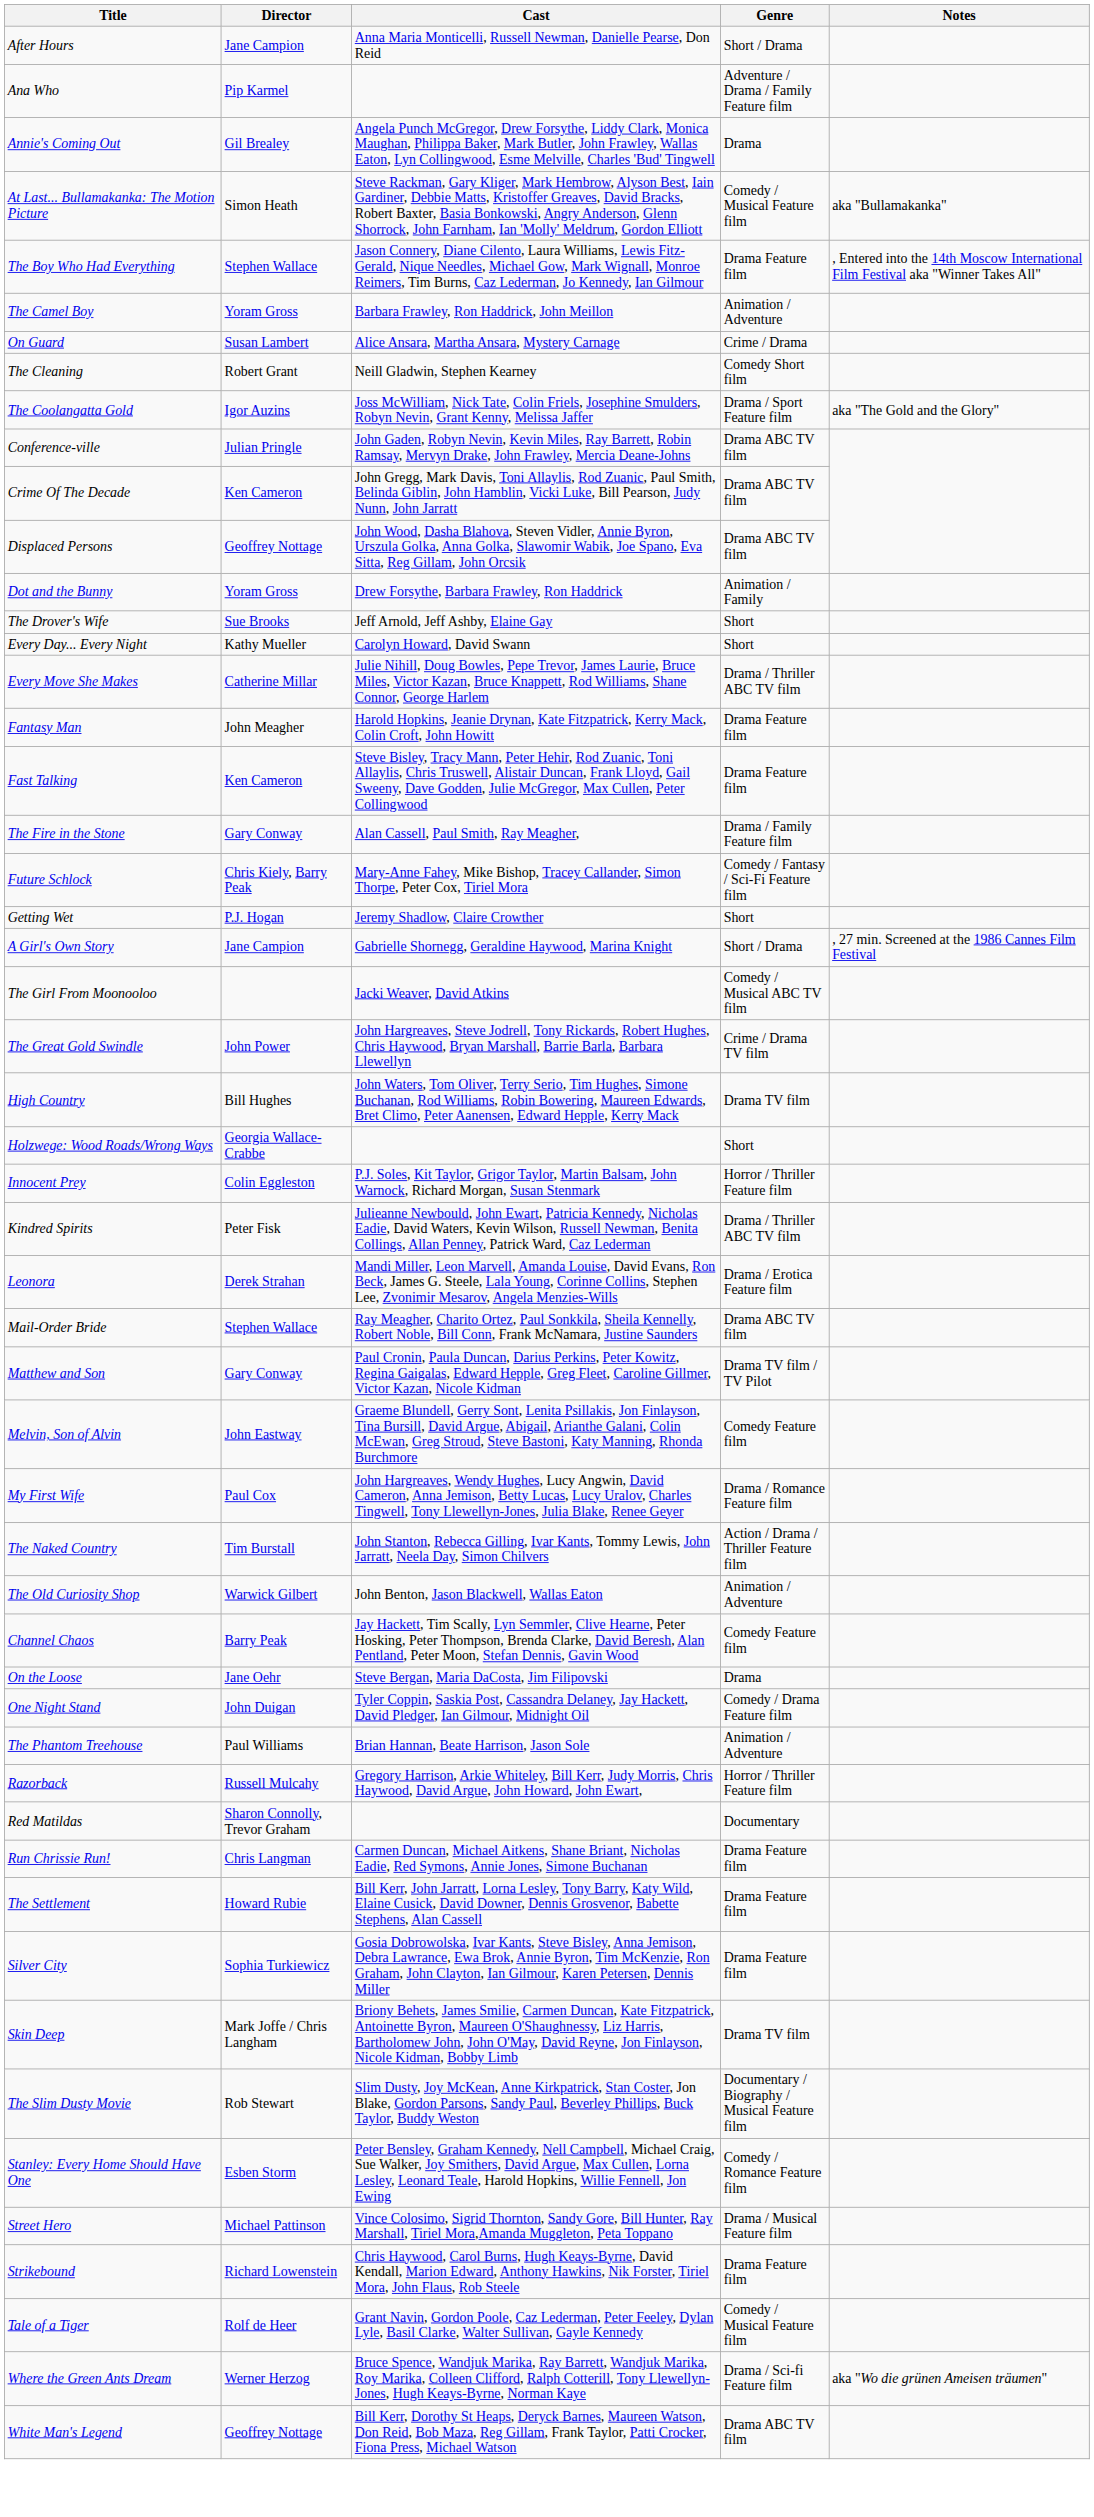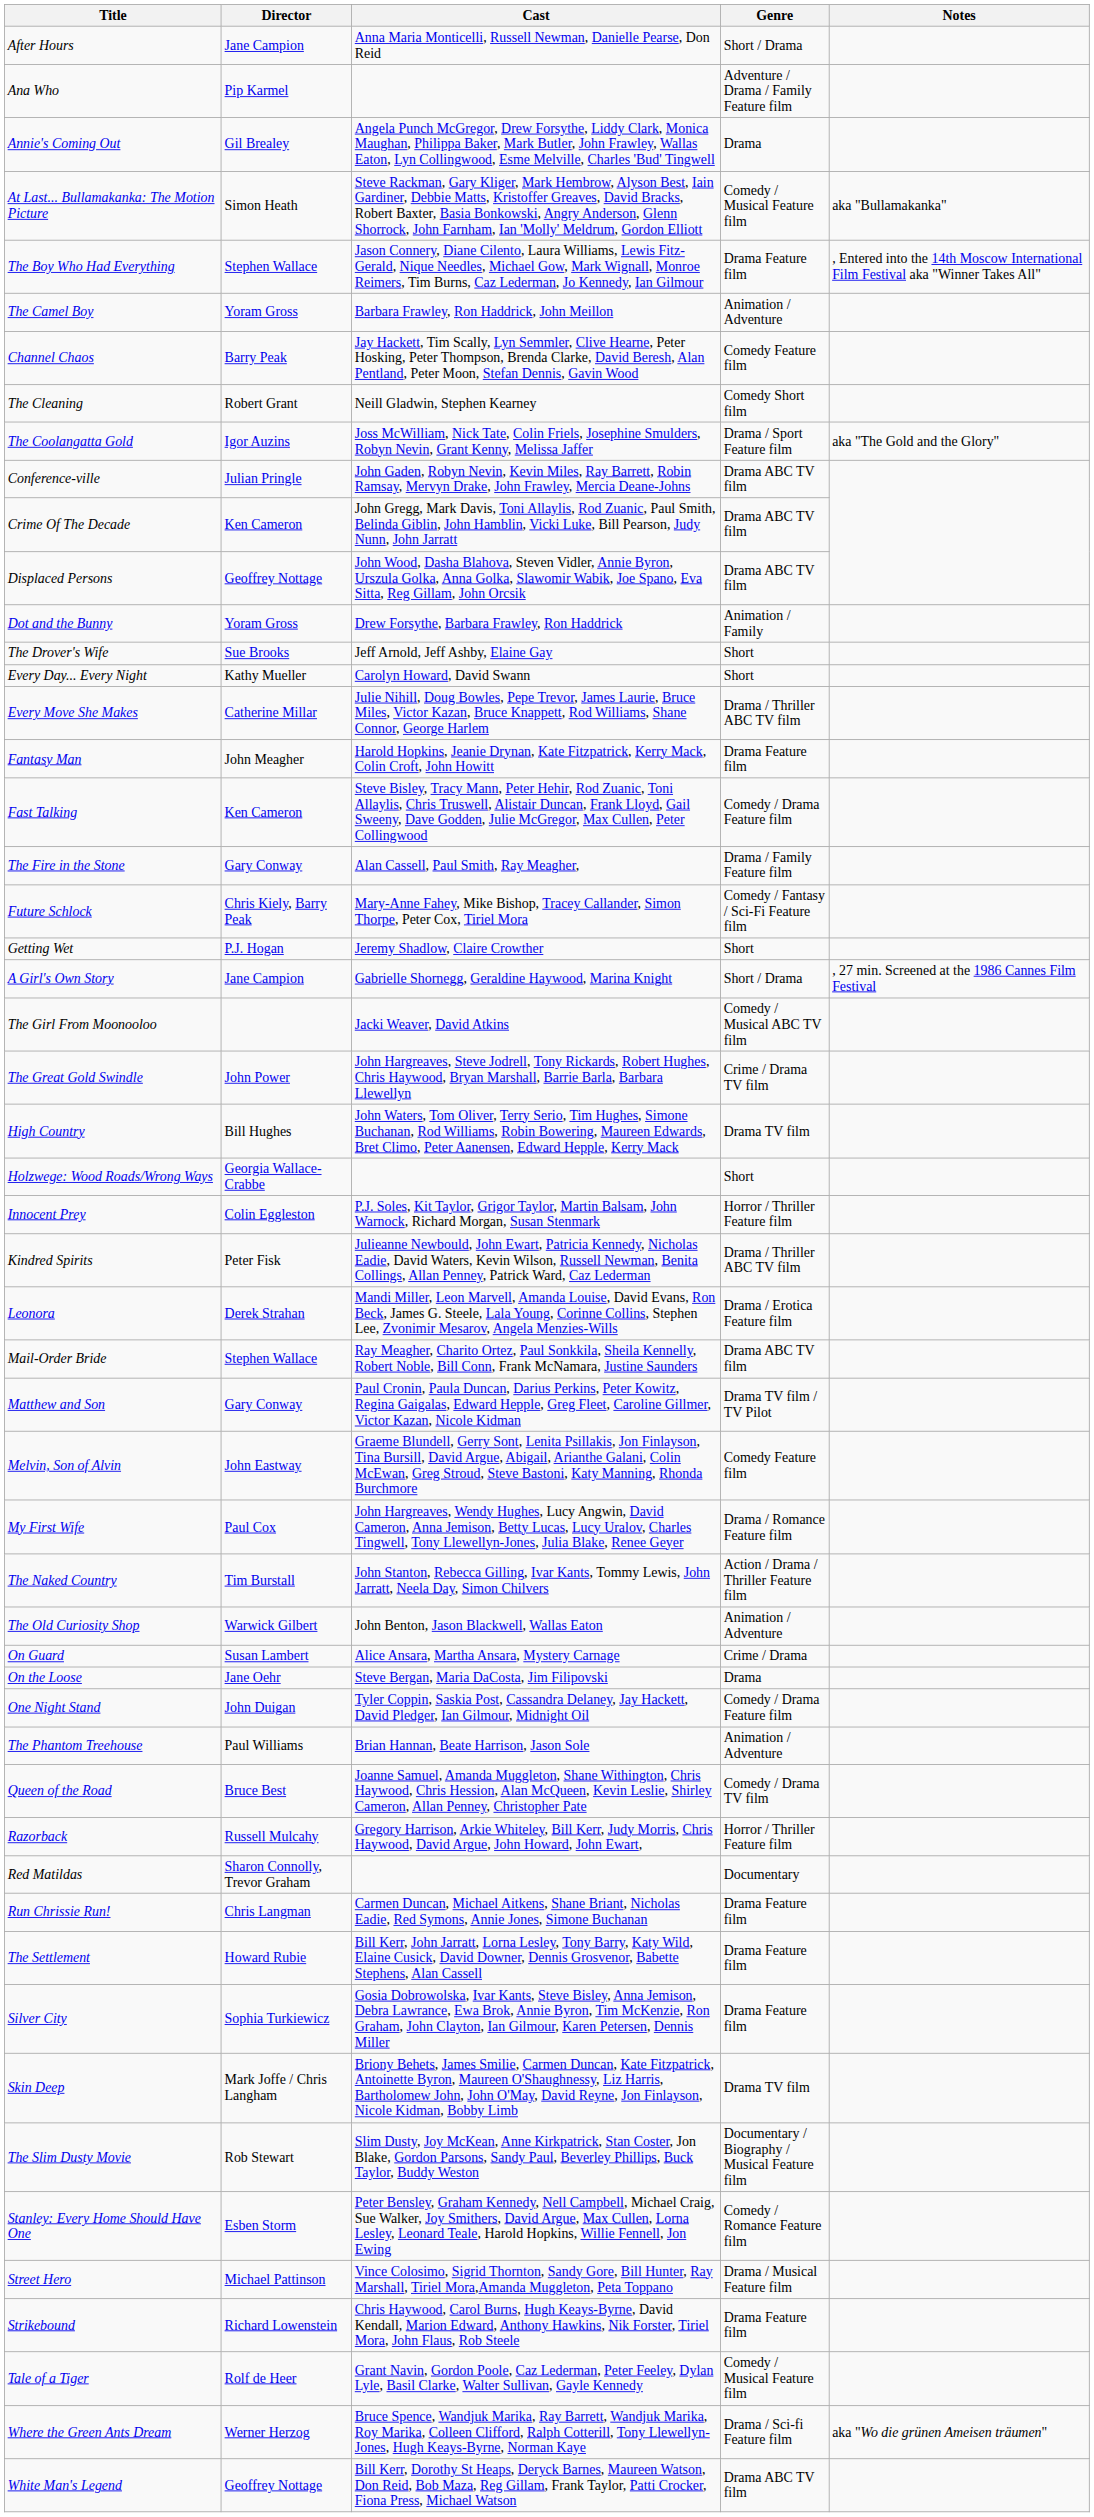rows swapped: (51, 1640) <-> (36, 342)
(765, 780) Drama Feature film -> (772, 812) Comedy / Drama Feature film
+ row: (60, 1791)
